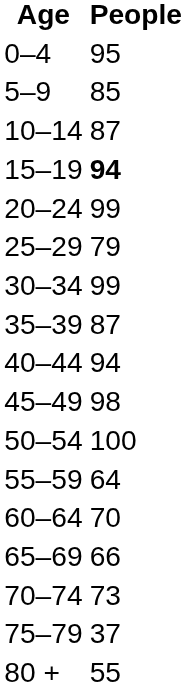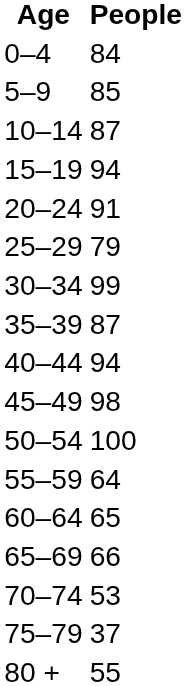(105, 53) 95 -> (105, 53) 84
(105, 169) bold -> (105, 169) normal
(105, 208) 99 -> (105, 208) 91
(105, 518) 70 -> (105, 518) 65
(105, 595) 73 -> (105, 595) 53
